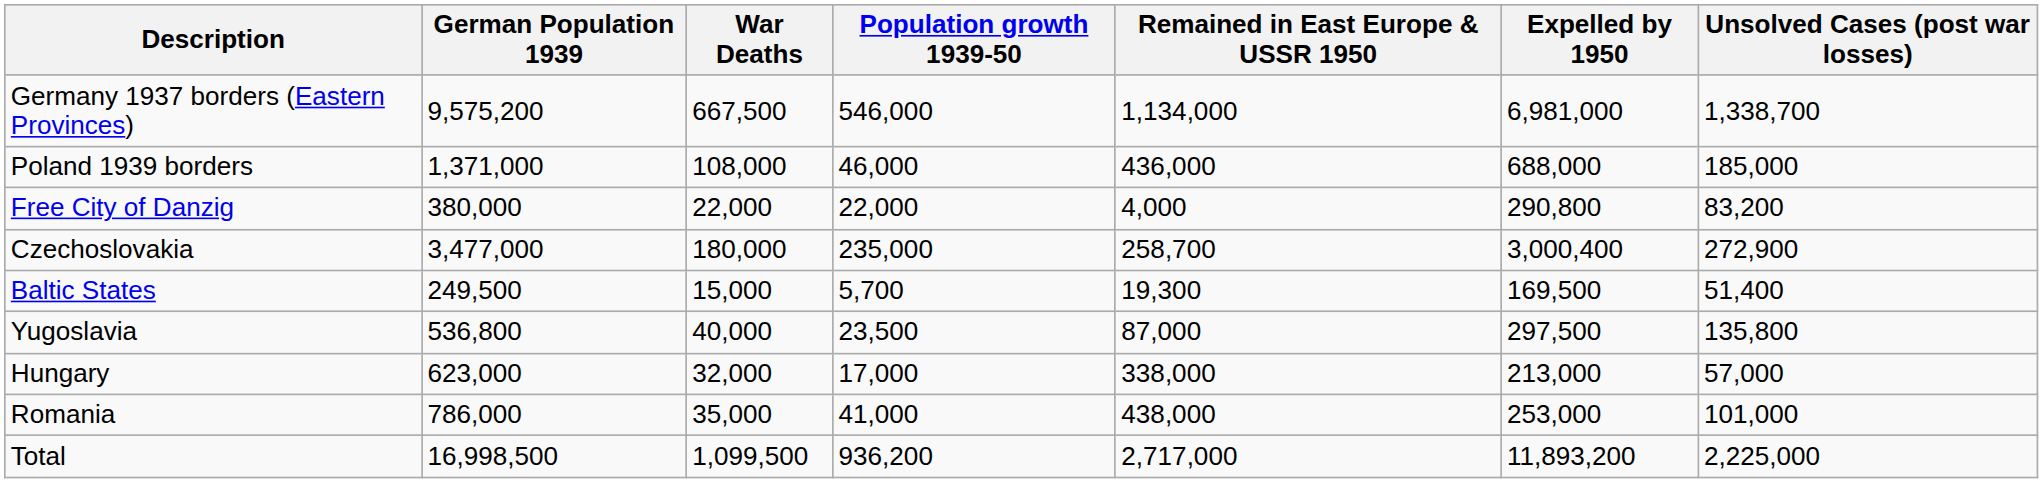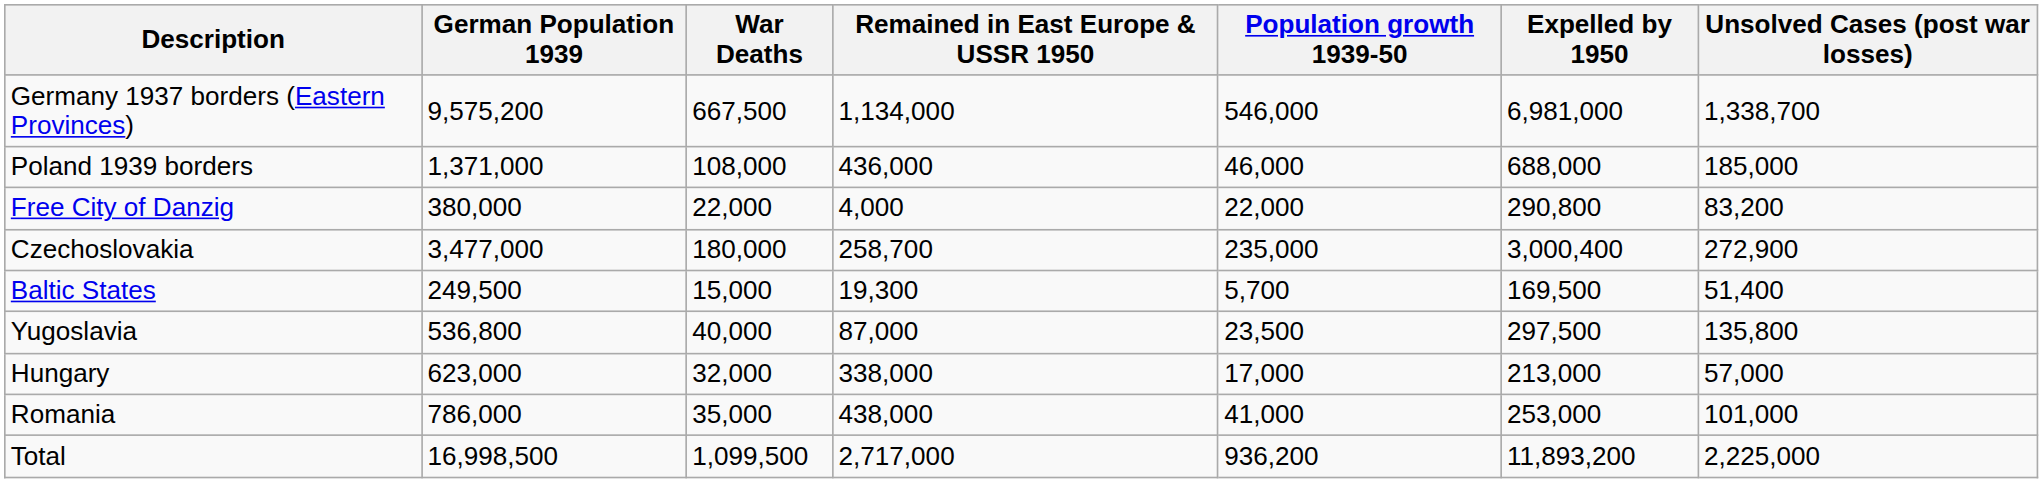columns swapped: (974, 39) <-> (1308, 39)
